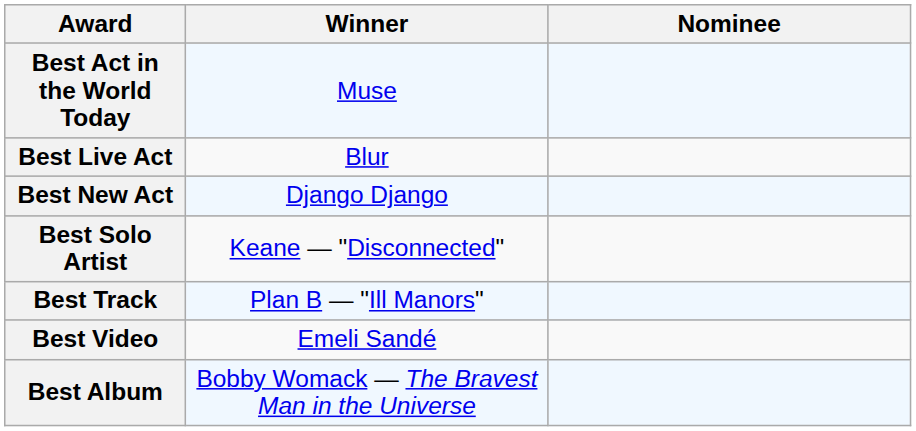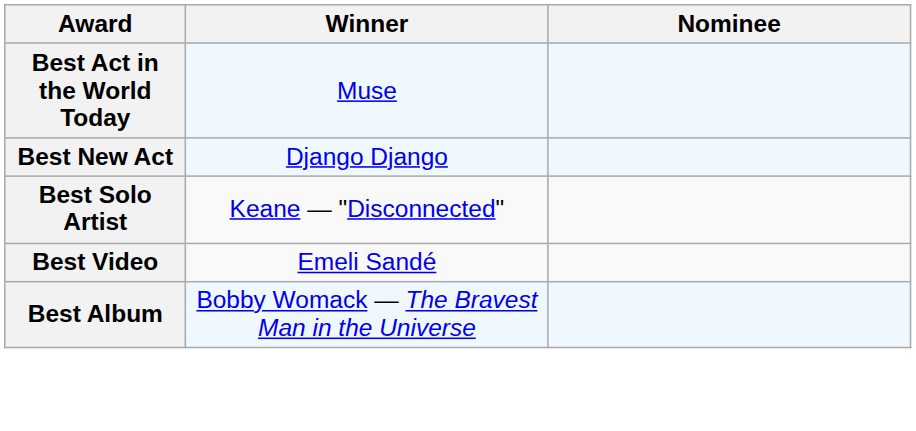- row: (95, 156)
- row: (95, 300)
